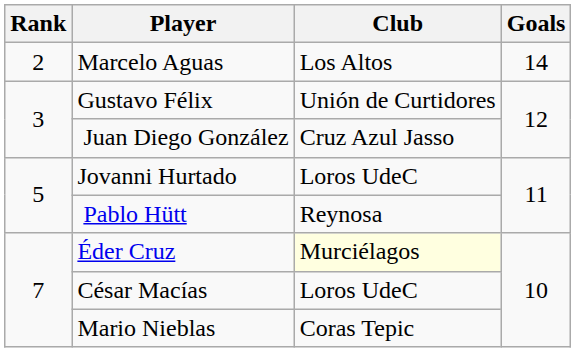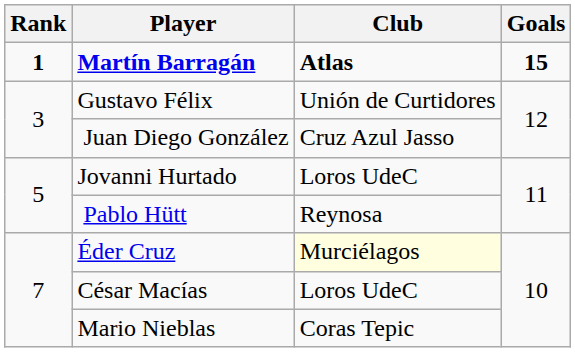+ row: (166, 61)
- row: (150, 61)
